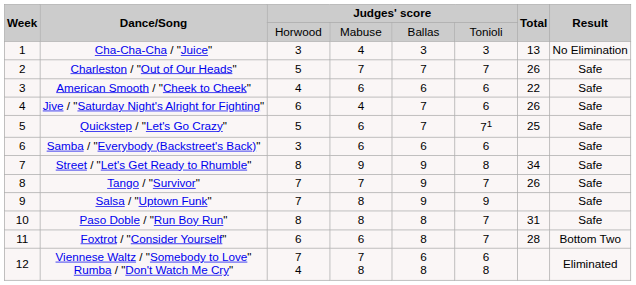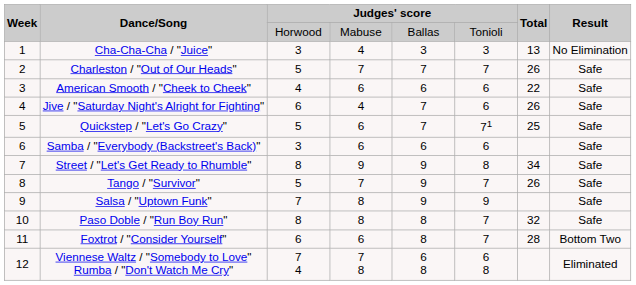(298, 183) 7 -> (298, 183) 5
(534, 220) 31 -> (534, 220) 32
